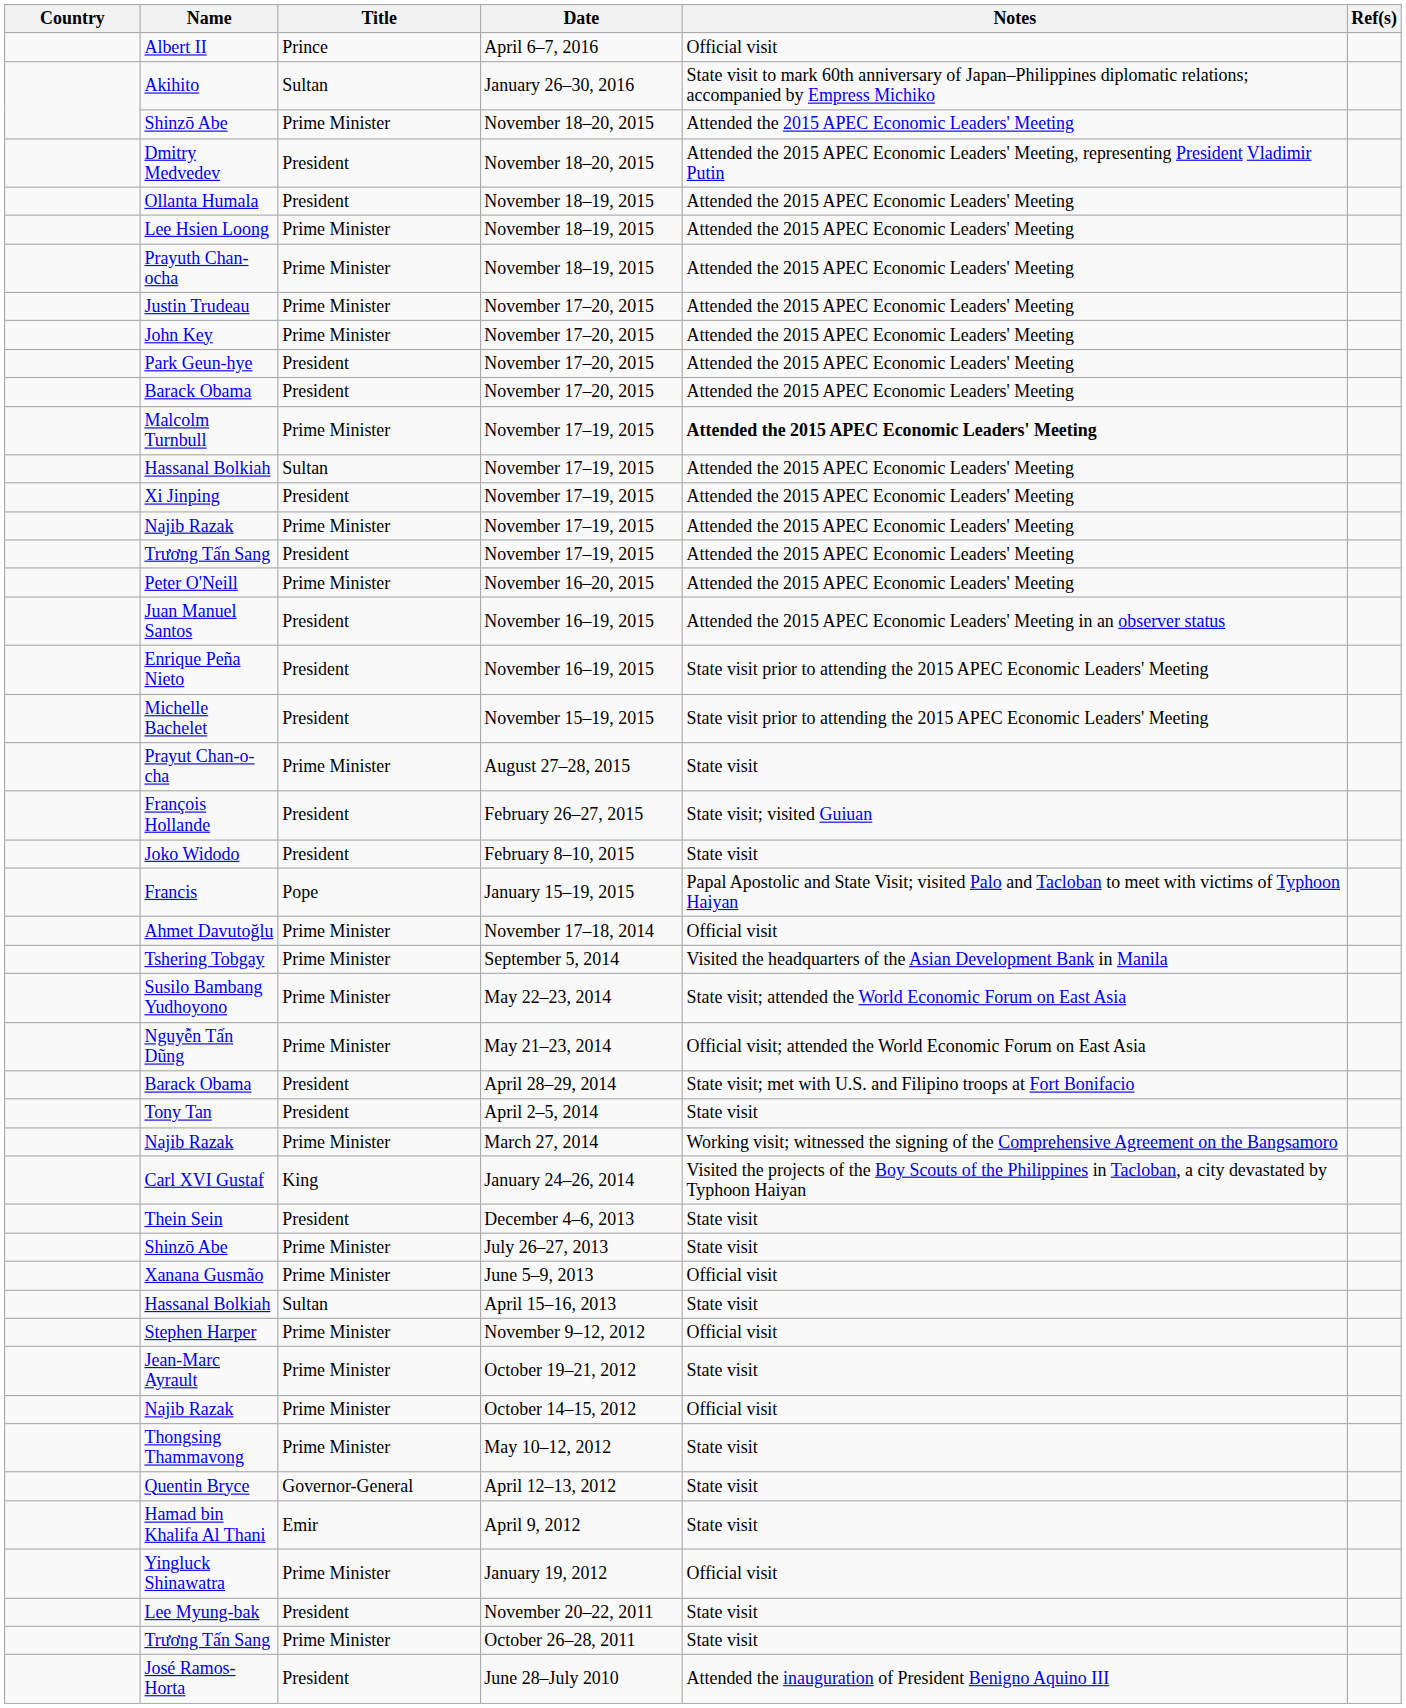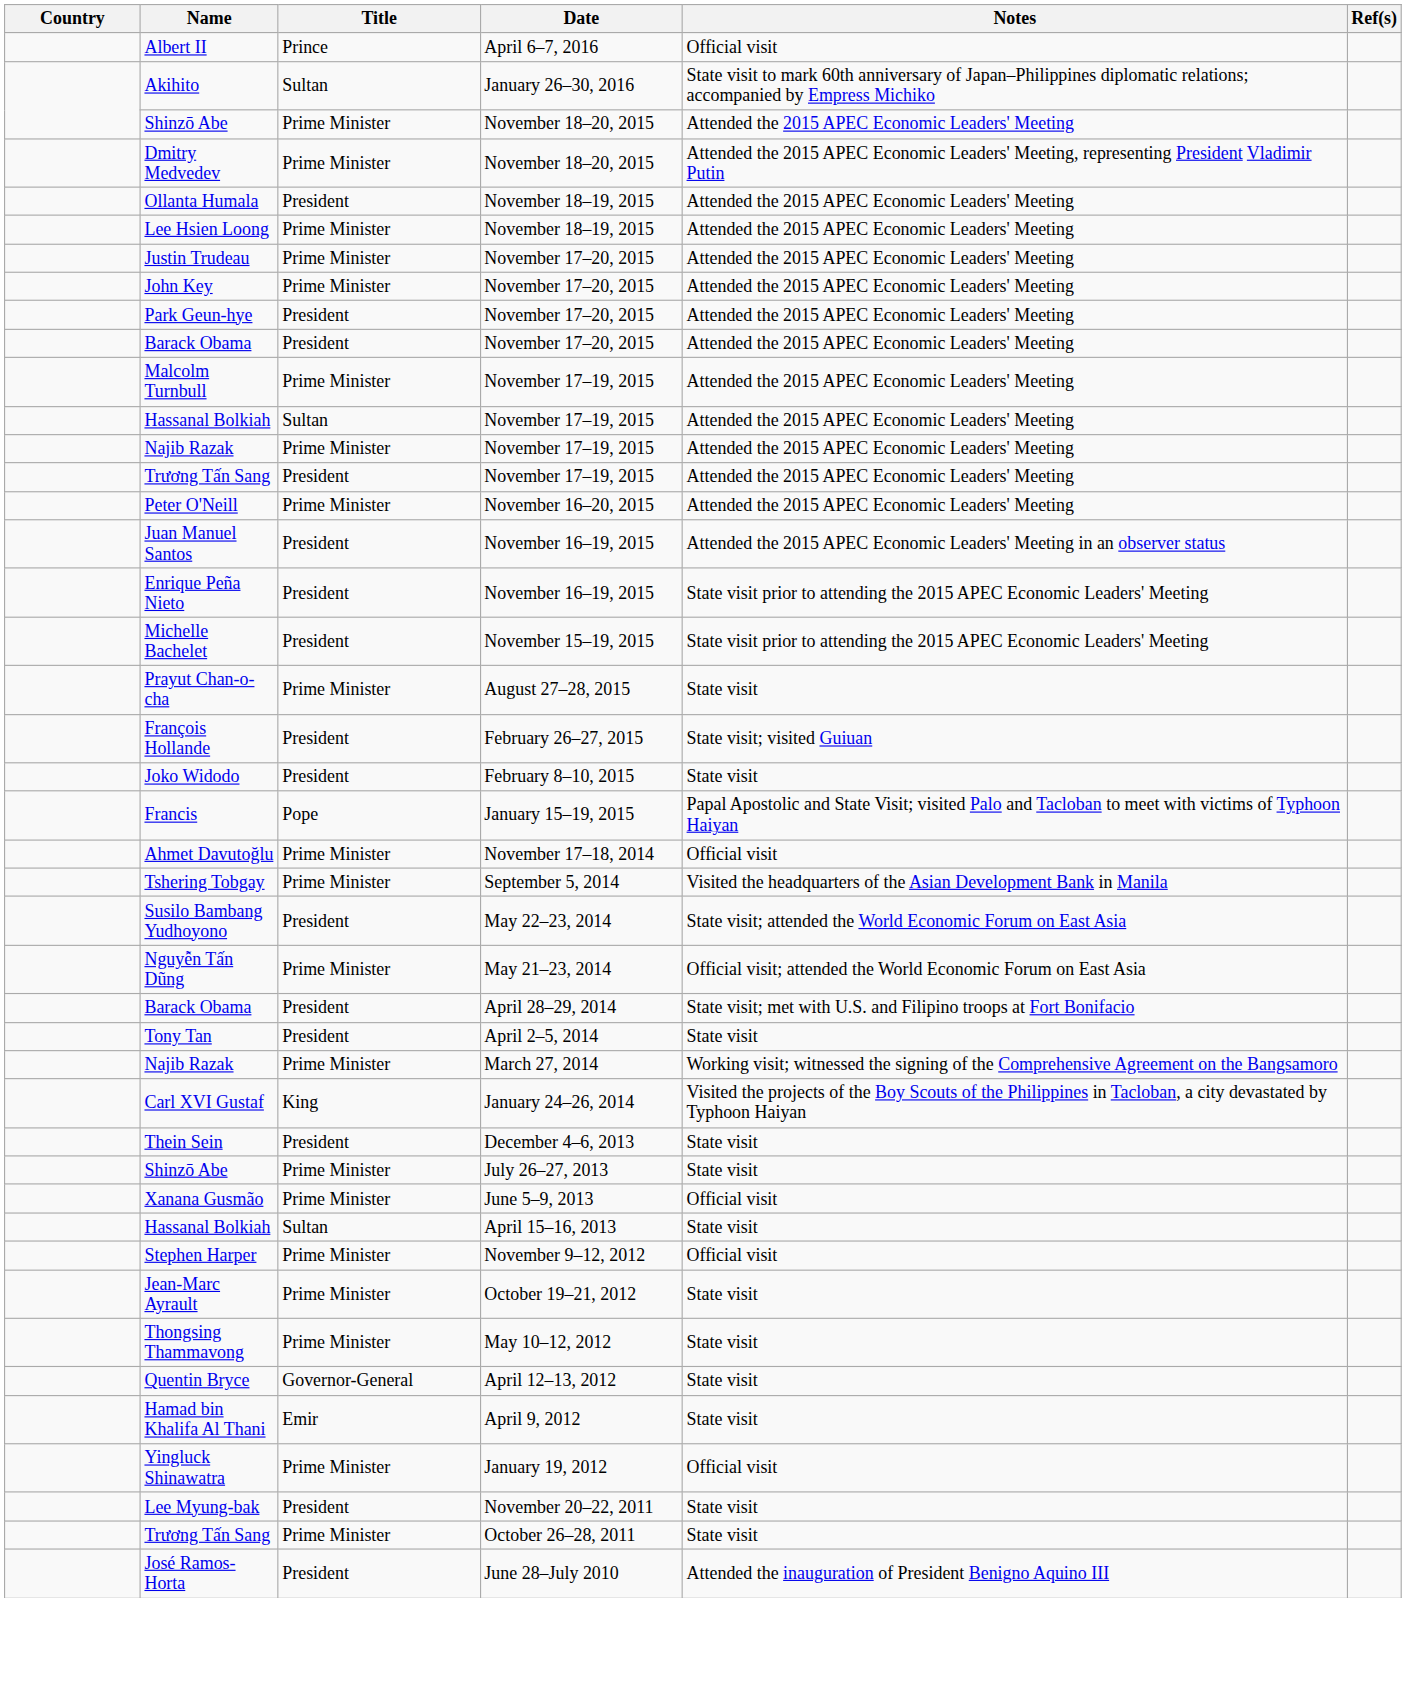(316, 162) President -> (336, 162) Prime Minister
- row: (196, 268)
(892, 430) bold -> (880, 381) normal
- row: (182, 497)
(336, 997) Prime Minister -> (316, 920) President
- row: (189, 1409)
